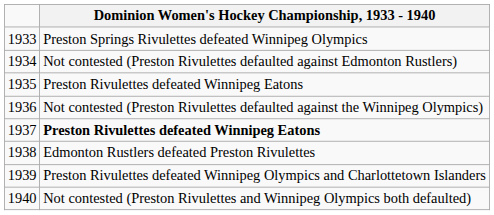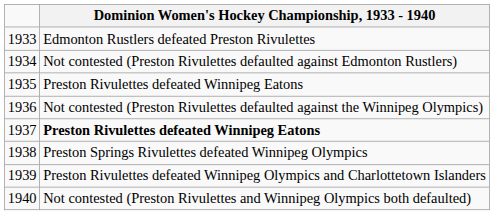(205, 38) Preston Springs Rivulettes defeated Winnipeg Olympics -> (179, 38) Edmonton Rustlers defeated Preston Rivulettes
(179, 152) Edmonton Rustlers defeated Preston Rivulettes -> (205, 152) Preston Springs Rivulettes defeated Winnipeg Olympics
